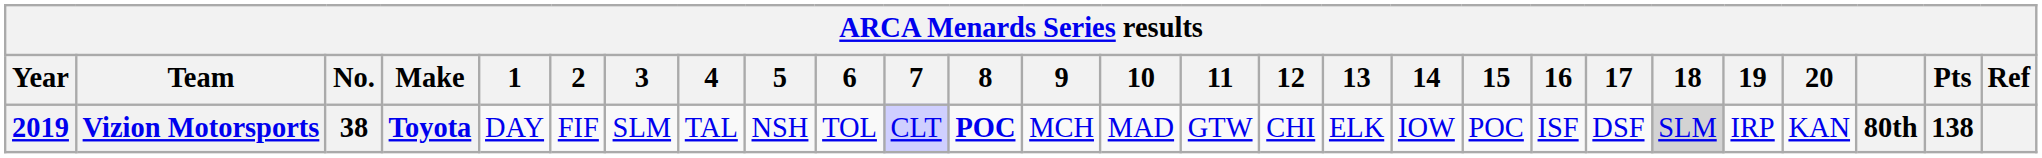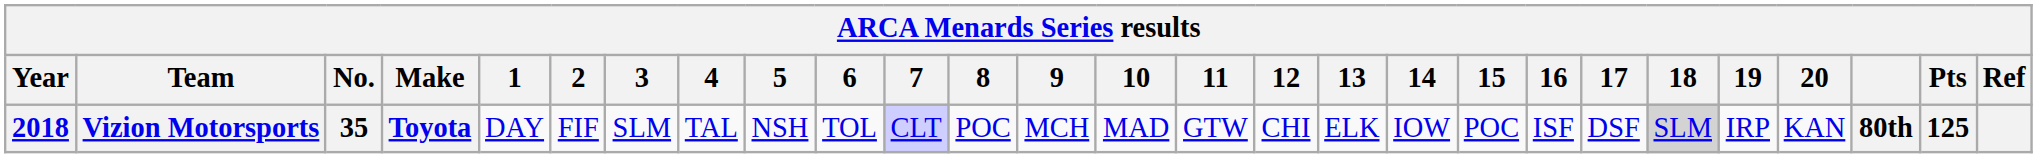(40, 127) 2019 -> (40, 127) 2018
(354, 127) 38 -> (354, 127) 35
(985, 127) bold -> (983, 127) normal
(1953, 127) 138 -> (1948, 127) 125
